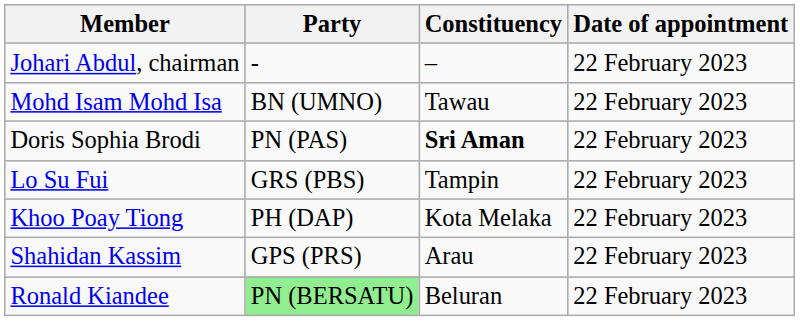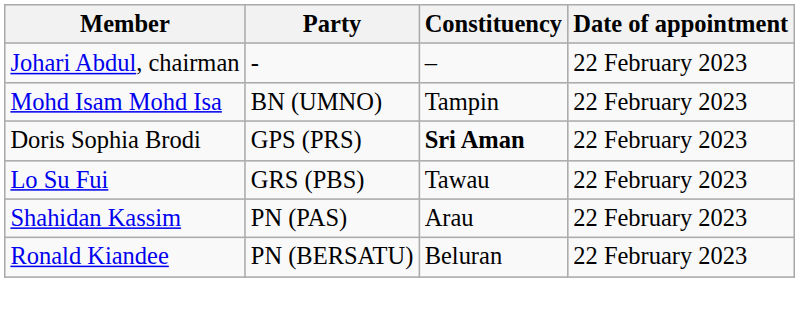(457, 101) Tawau -> (462, 101) Tampin
(299, 140) PN (PAS) -> (306, 140) GPS (PRS)
(462, 179) Tampin -> (457, 179) Tawau
- row: (97, 218)
(306, 256) GPS (PRS) -> (299, 218) PN (PAS)
(332, 295) lightgreen background -> (332, 256) no background
